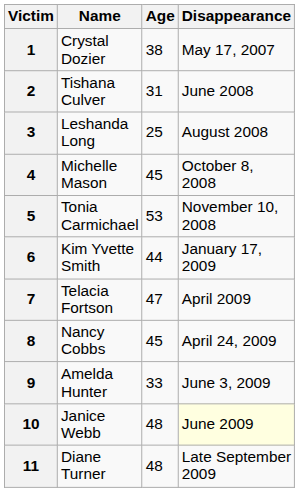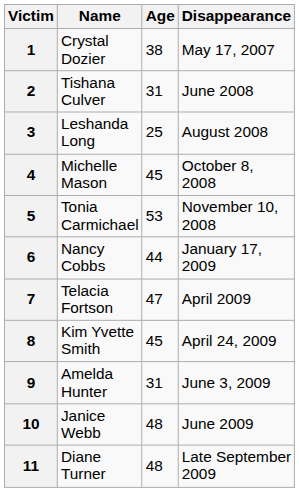(97, 257) Kim Yvette Smith -> (83, 257) Nancy Cobbs
(83, 341) Nancy Cobbs -> (97, 341) Kim Yvette Smith
(154, 382) 33 -> (154, 382) 31
(218, 424) lightyellow background -> (218, 424) no background
